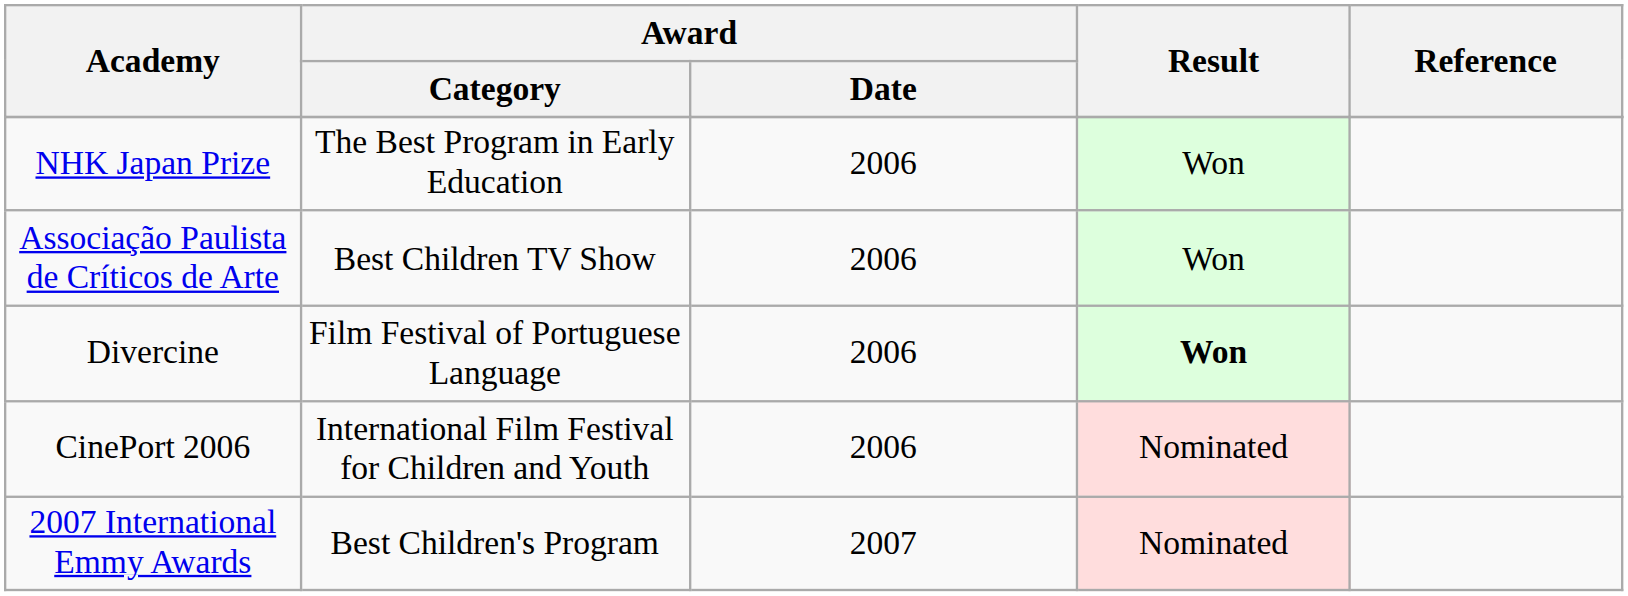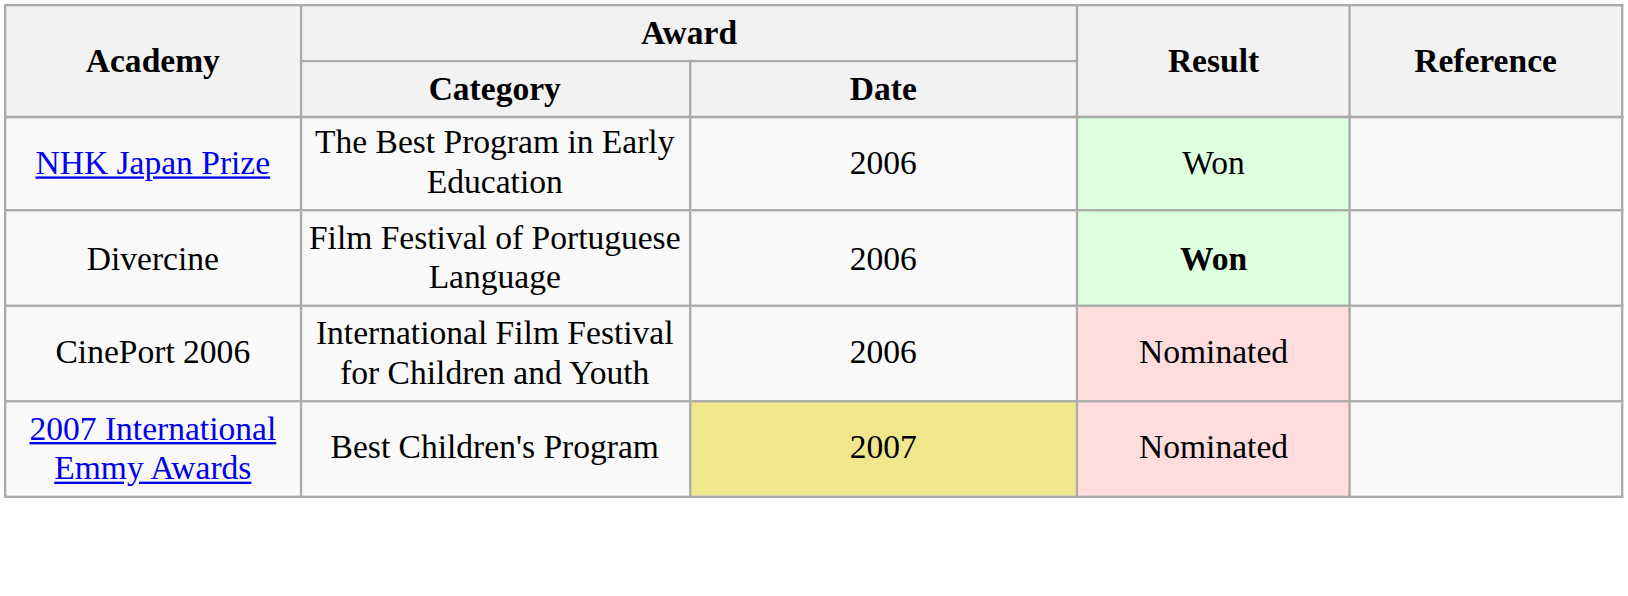- row: (153, 257)
(883, 542) no background -> (883, 447) khaki background
